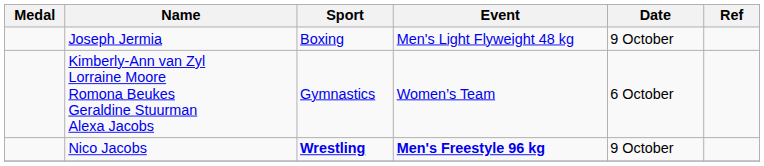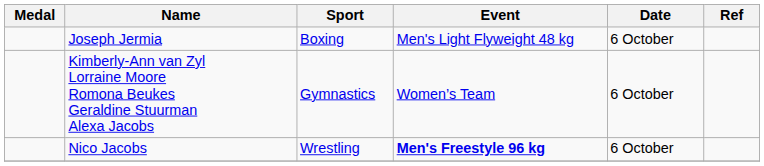(642, 38) 9 October -> (642, 38) 6 October
(333, 149) bold -> (330, 149) normal
(642, 149) 9 October -> (642, 149) 6 October
